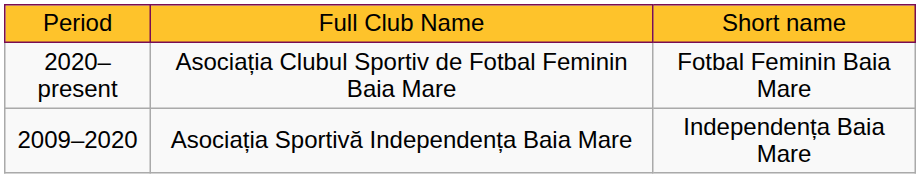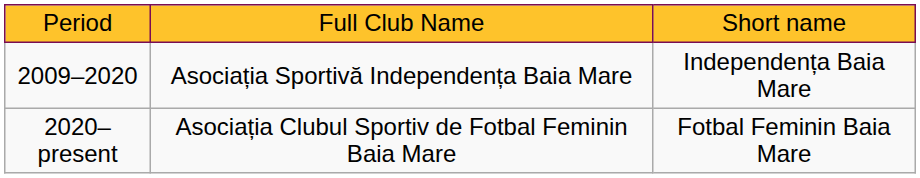rows swapped: (78, 140) <-> (78, 75)
